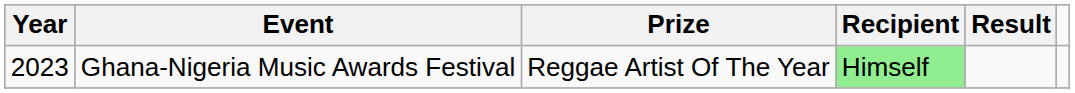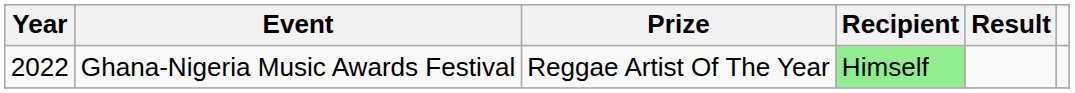(40, 66) 2023 -> (40, 66) 2022
